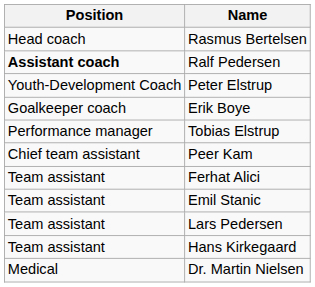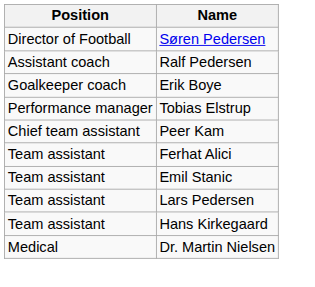+ row: (212, 39)
- row: (247, 39)
(64, 62) bold -> (59, 62) normal
- row: (230, 85)
